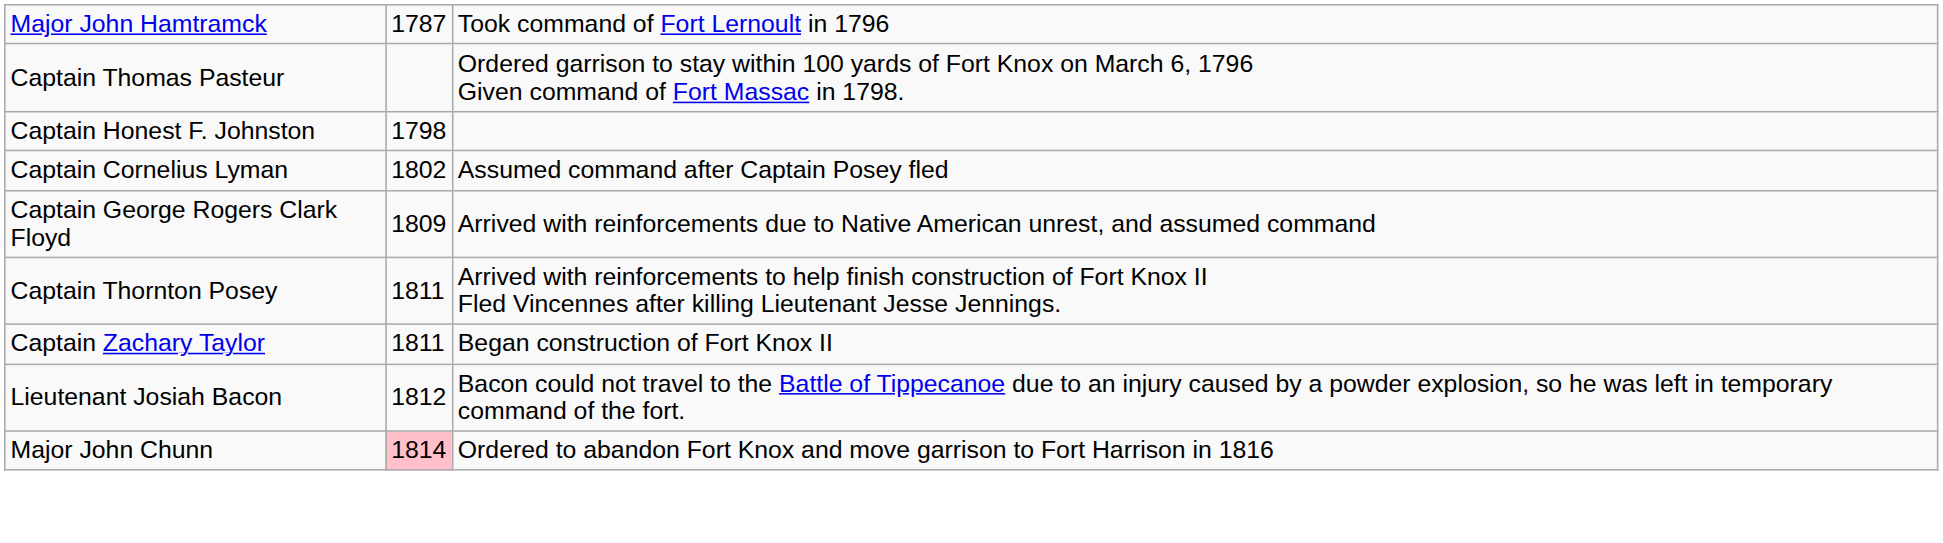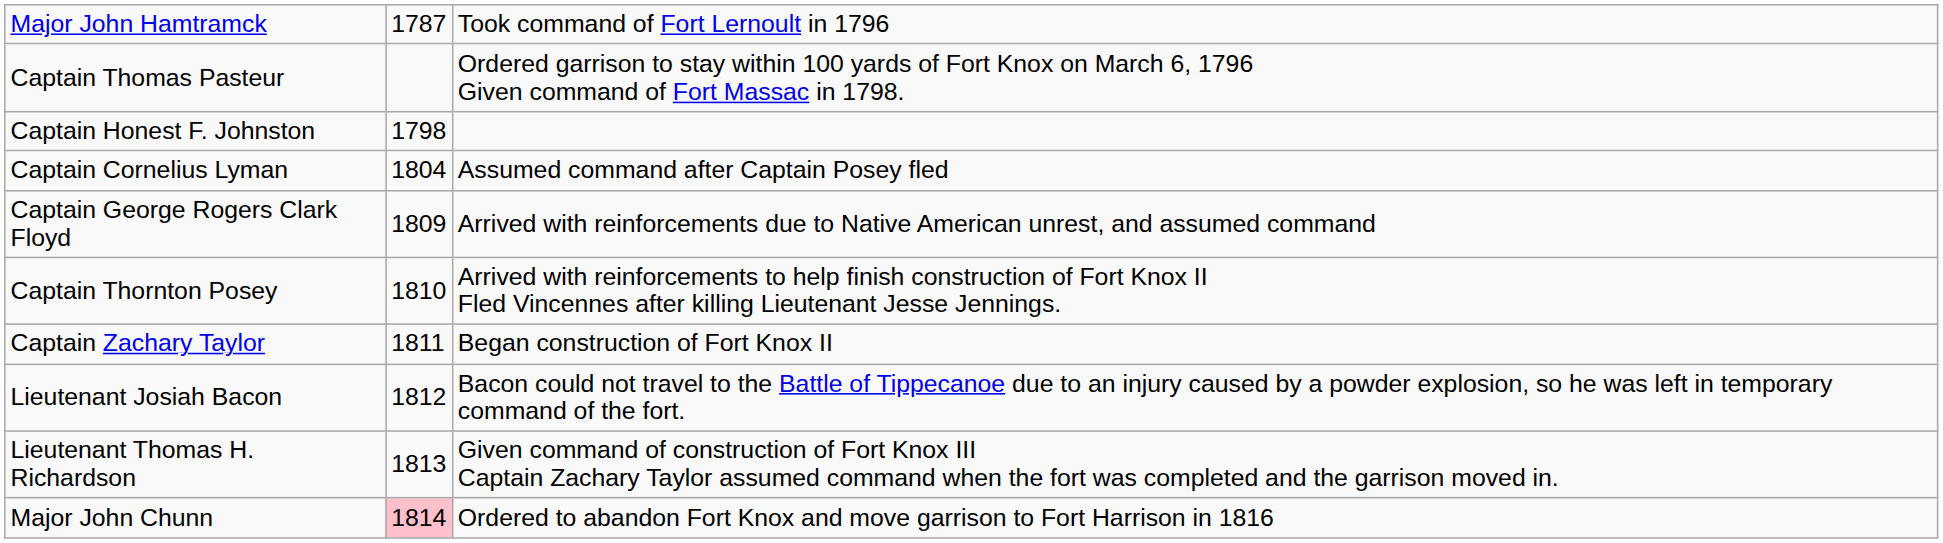(419, 170) 1802 -> (419, 170) 1804
(418, 290) 1811 -> (419, 290) 1810
+ row: (132, 464)
